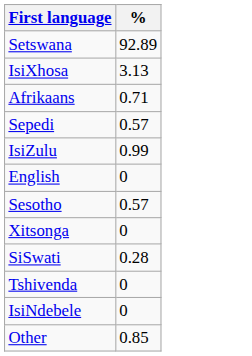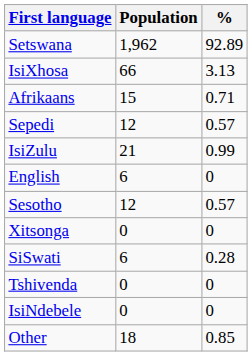+ column: (158, 17)
